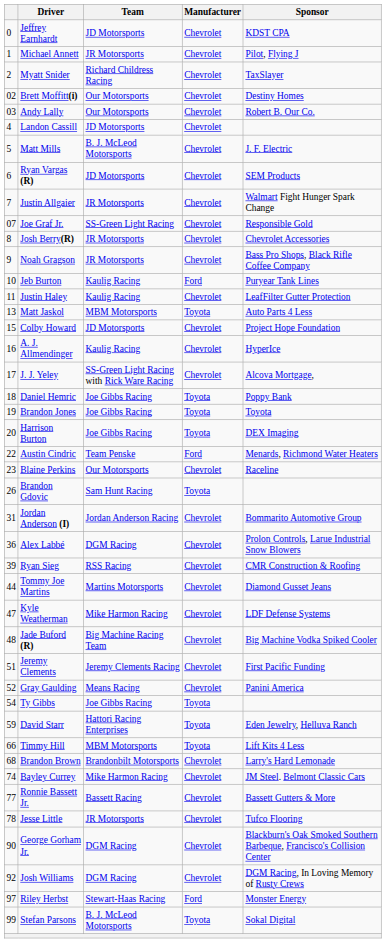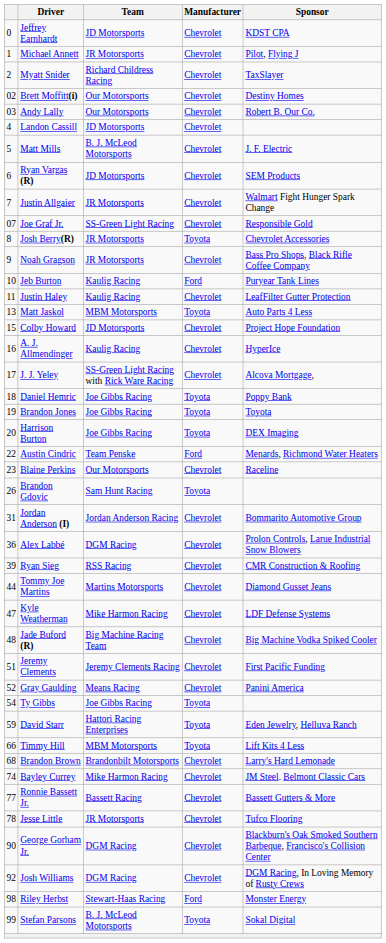(203, 239) Chevrolet -> (197, 239) Toyota
(11, 899) 97 -> (11, 899) 98
